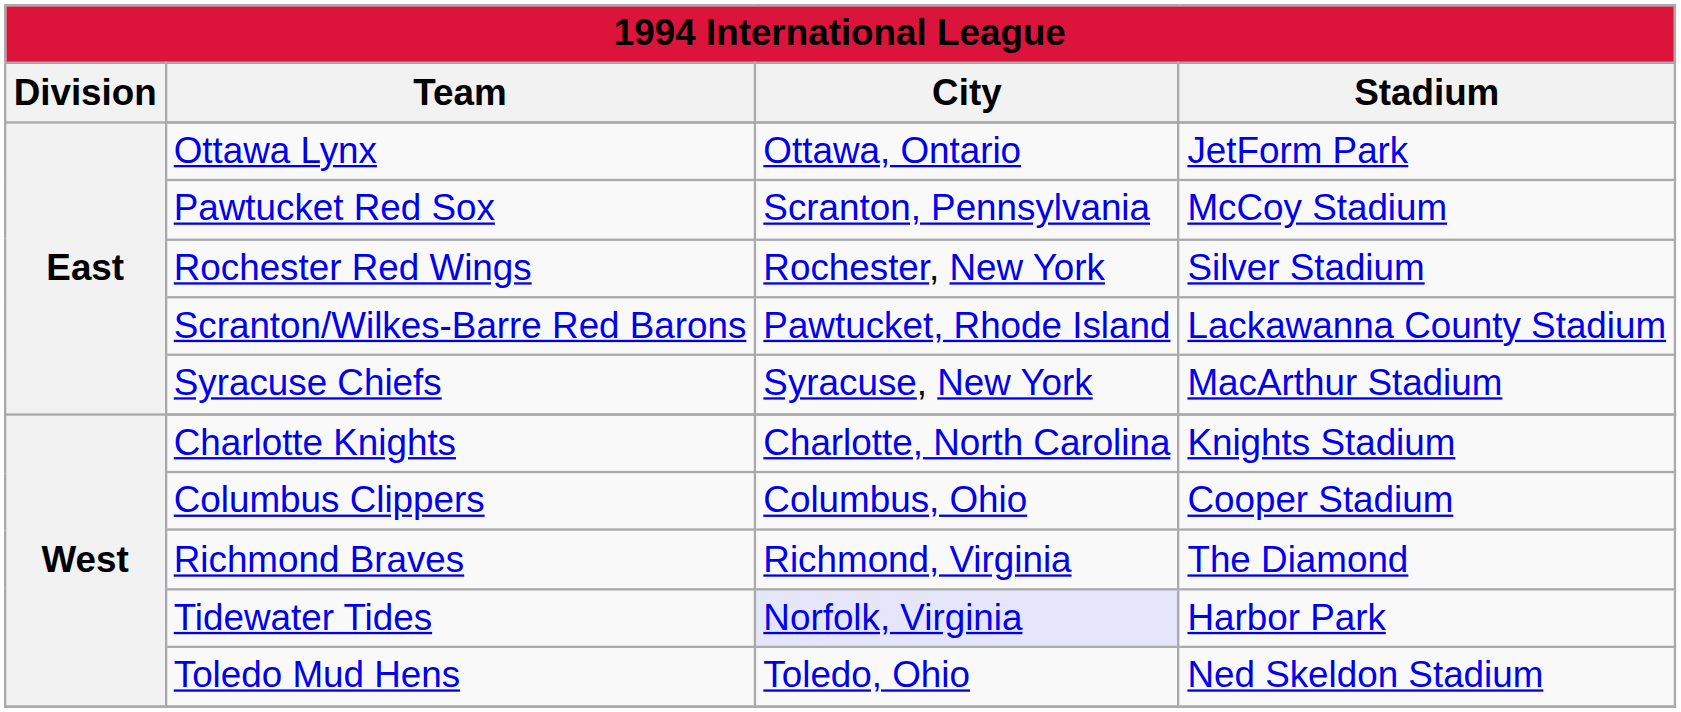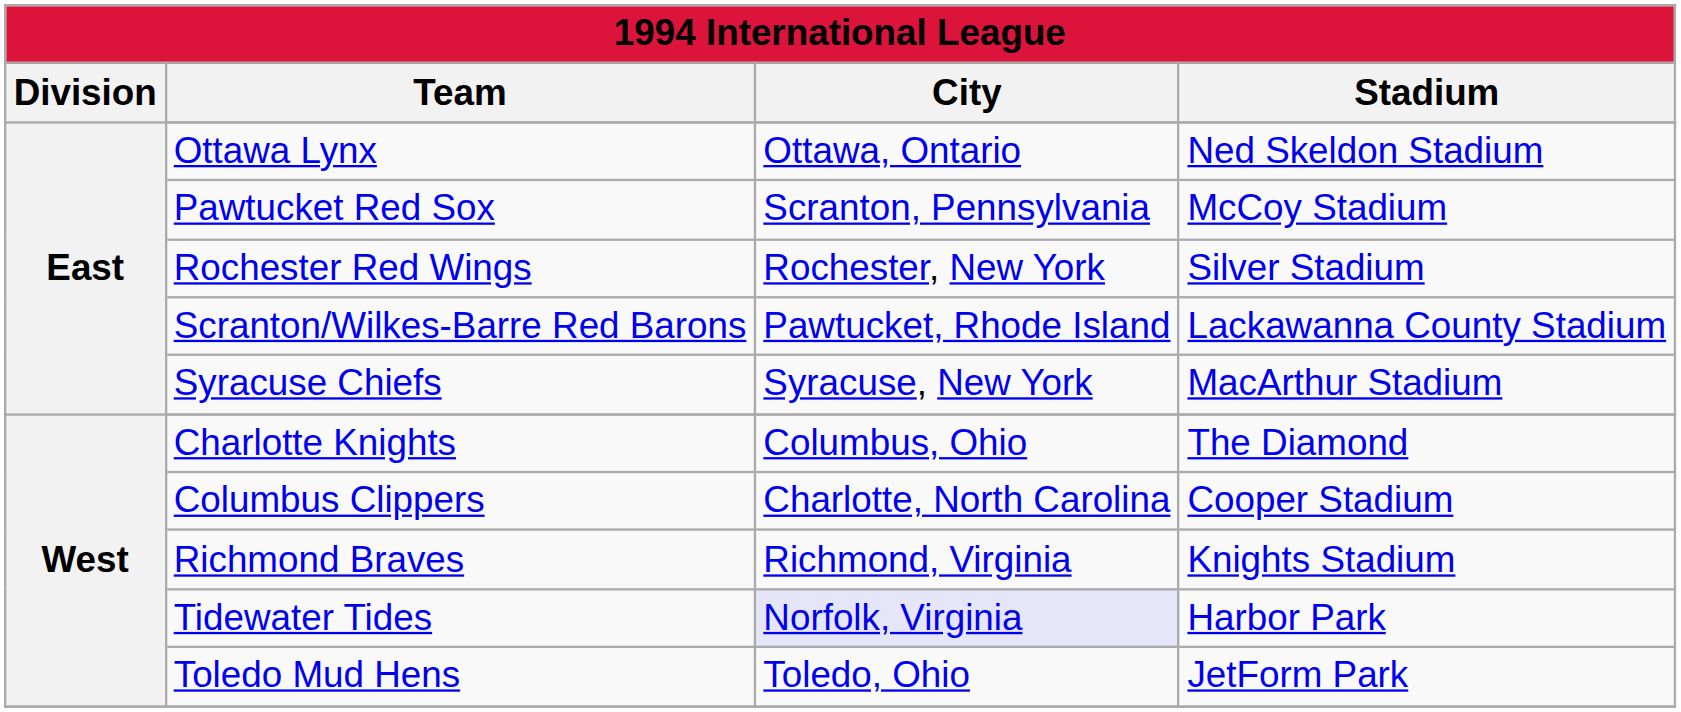(1298, 150) JetForm Park -> (1365, 150) Ned Skeldon Stadium
(967, 442) Charlotte, North Carolina -> (895, 442) Columbus, Ohio
(1321, 442) Knights Stadium -> (1298, 442) The Diamond
(895, 500) Columbus, Ohio -> (967, 500) Charlotte, North Carolina
(1298, 558) The Diamond -> (1321, 558) Knights Stadium
(1365, 675) Ned Skeldon Stadium -> (1298, 675) JetForm Park
